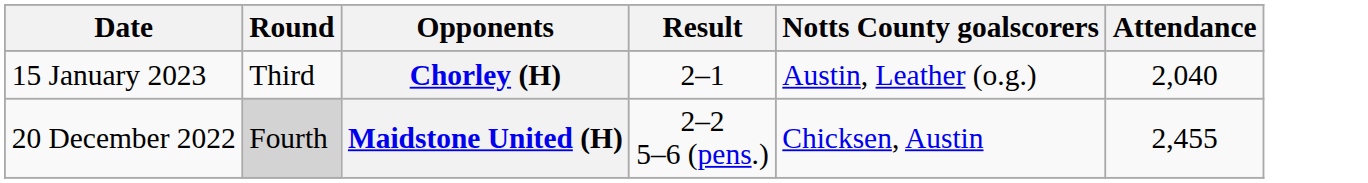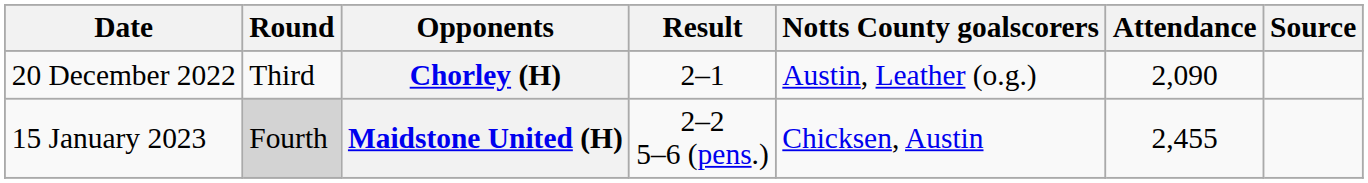+ column: (1313, 27)
(109, 74) 15 January 2023 -> (124, 74) 20 December 2022
(1185, 74) 2,040 -> (1185, 74) 2,090
(124, 137) 20 December 2022 -> (109, 137) 15 January 2023
